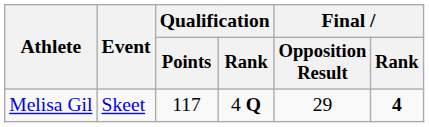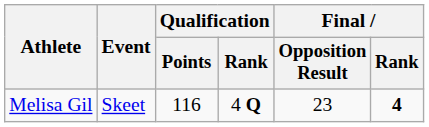(187, 105) 117 -> (187, 105) 116
(322, 105) 29 -> (322, 105) 23
